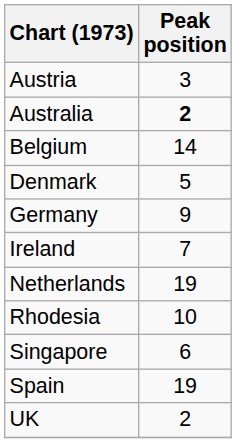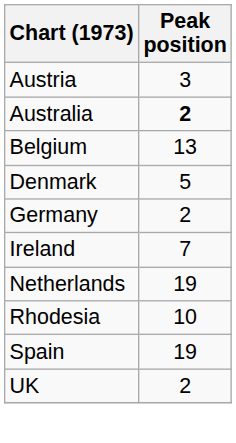(185, 147) 14 -> (185, 147) 13
(185, 215) 9 -> (185, 215) 2
- row: (58, 351)
